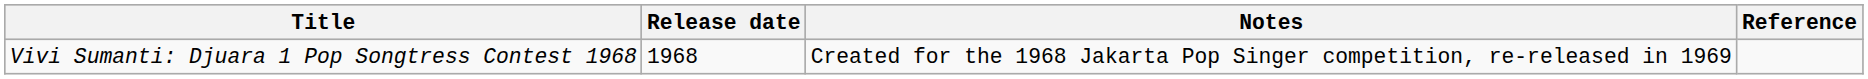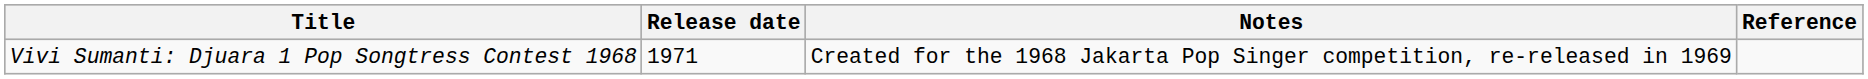(673, 57) 1968 -> (673, 57) 1971
